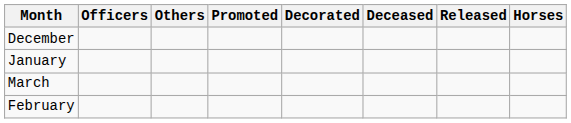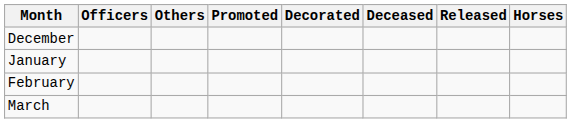rows swapped: (41, 107) <-> (29, 84)
